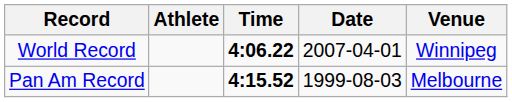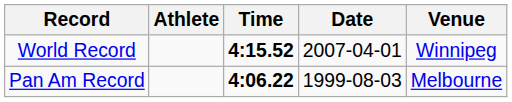(261, 50) 4:06.22 -> (261, 50) 4:15.52
(261, 81) 4:15.52 -> (261, 81) 4:06.22
